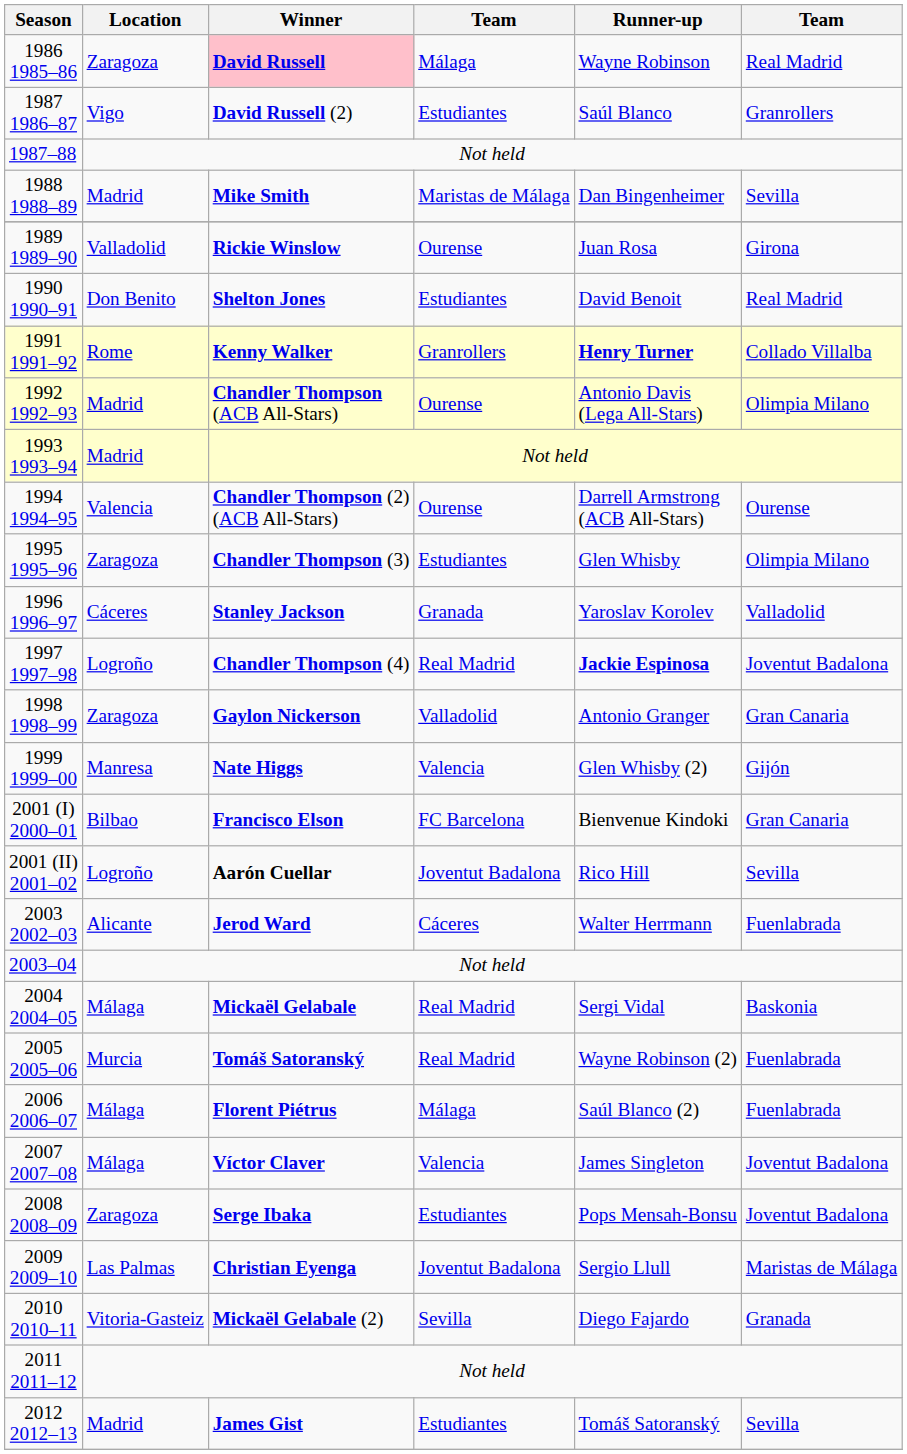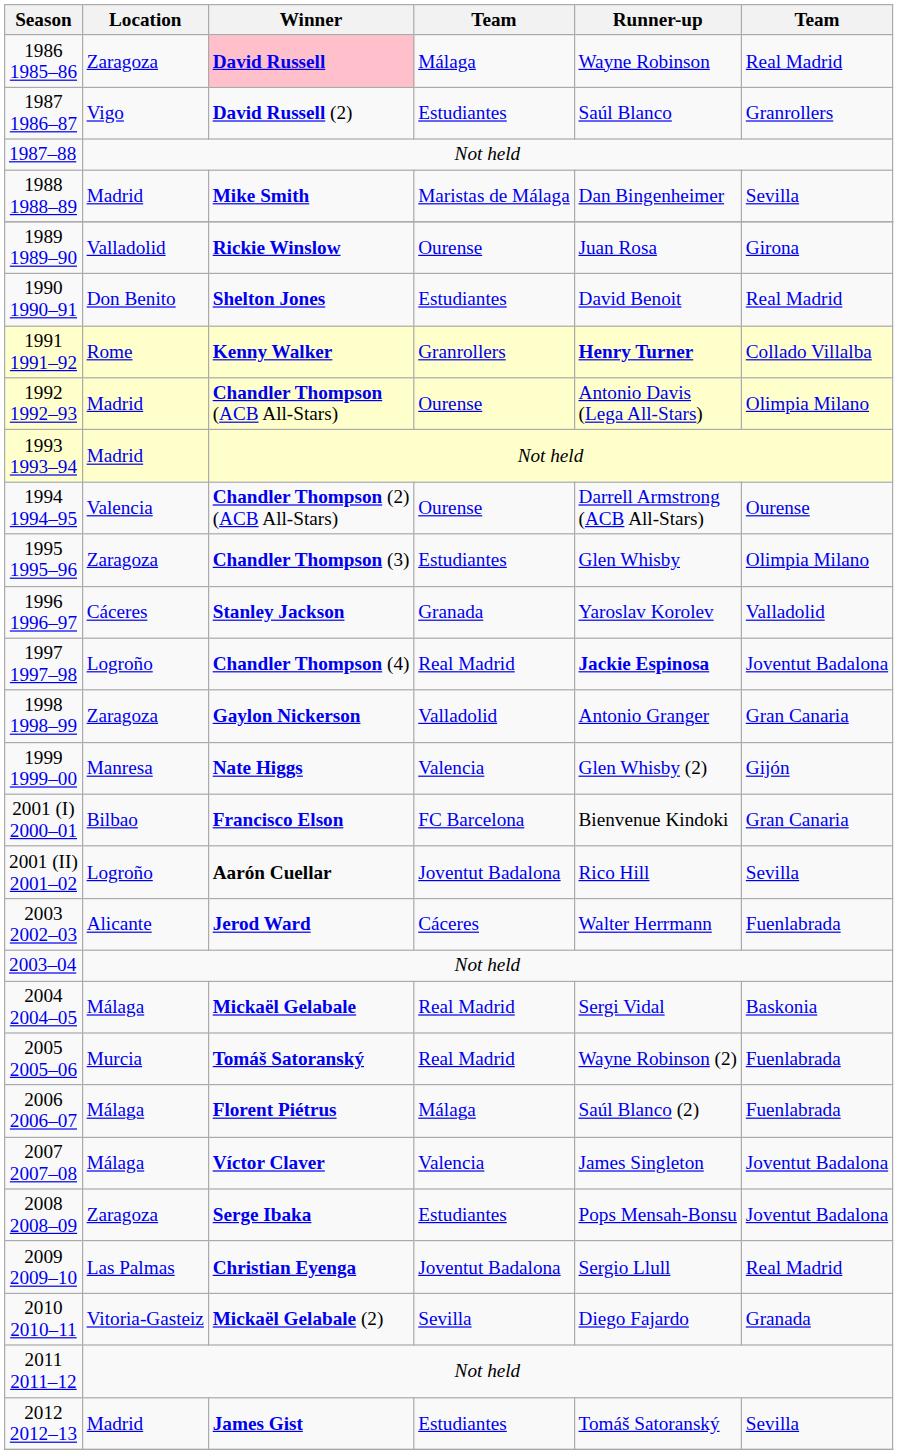(822, 1266) Maristas de Málaga -> (794, 1266) Real Madrid
